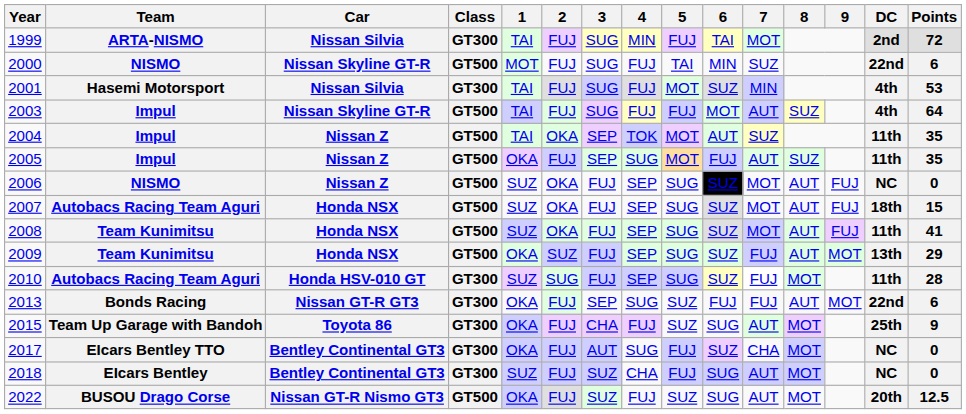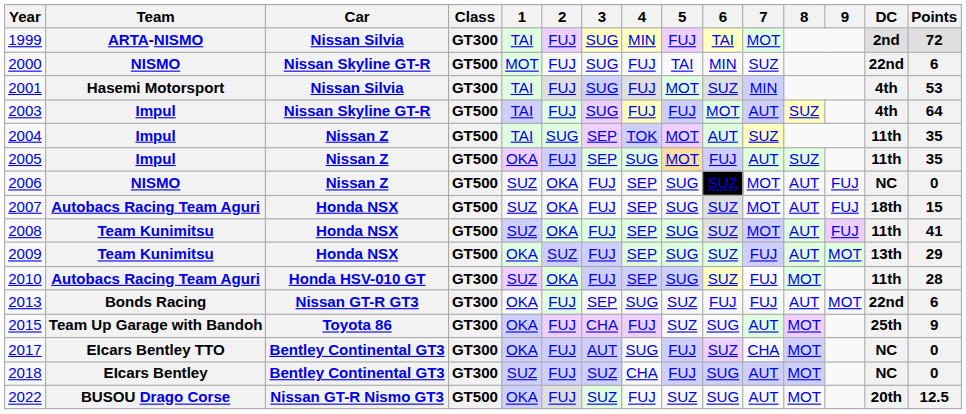(562, 135) OKA -> (562, 135) SUG
(562, 278) SUG -> (562, 278) OKA
